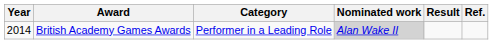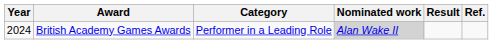(19, 30) 2014 -> (19, 30) 2024
